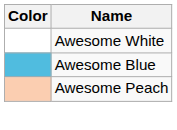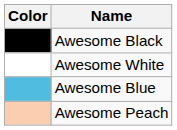+ row: (109, 40)
